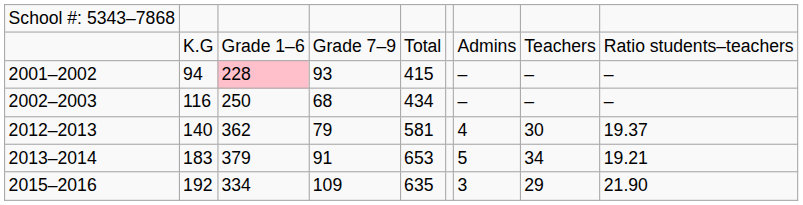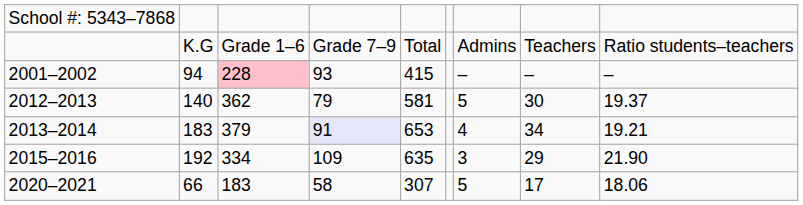- row: (53, 102)
(462, 130) 4 -> (462, 102) 5
(323, 158) no background -> (323, 130) lavender background
(462, 158) 5 -> (462, 130) 4
+ row: (53, 185)
